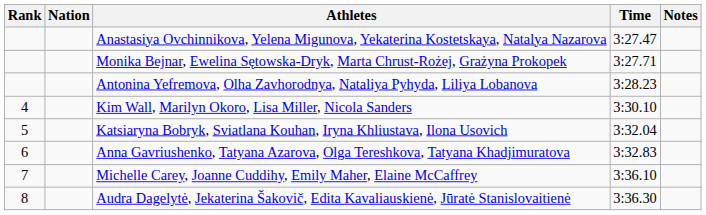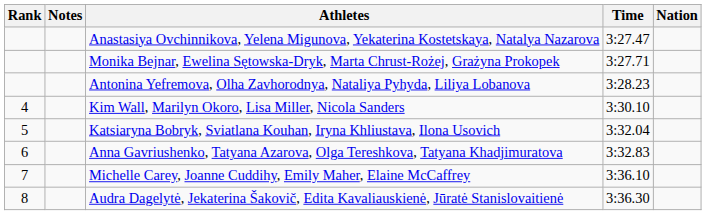columns swapped: (69, 15) <-> (681, 15)
